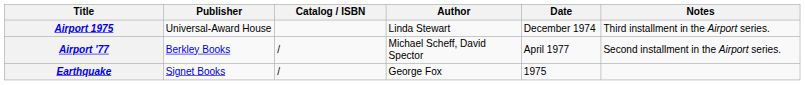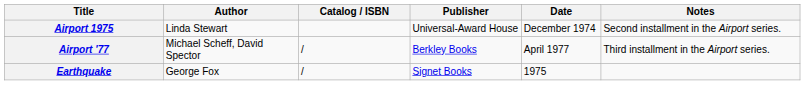columns swapped: (454, 12) <-> (219, 12)
(687, 28) Third installment in the Airport series. -> (692, 28) Second installment in the Airport series.
(692, 50) Second installment in the Airport series. -> (687, 50) Third installment in the Airport series.
